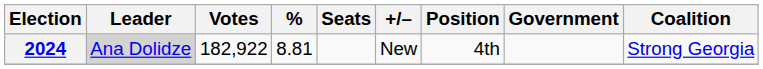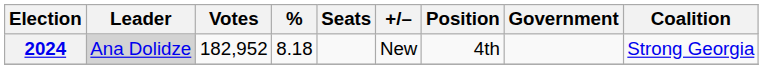(234, 49) 182,922 -> (234, 49) 182,952
(294, 49) 8.81 -> (294, 49) 8.18
